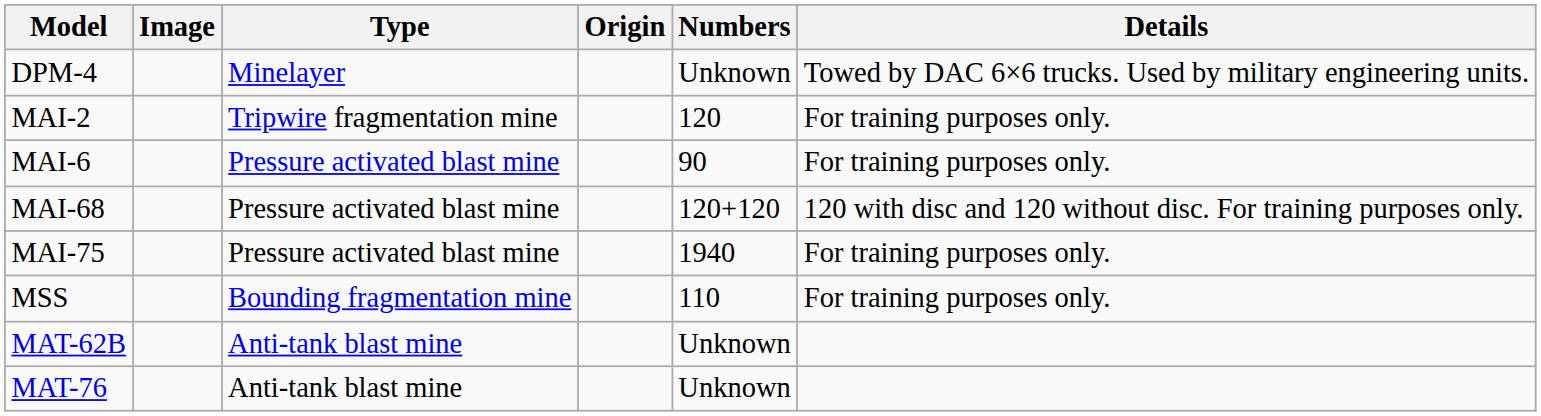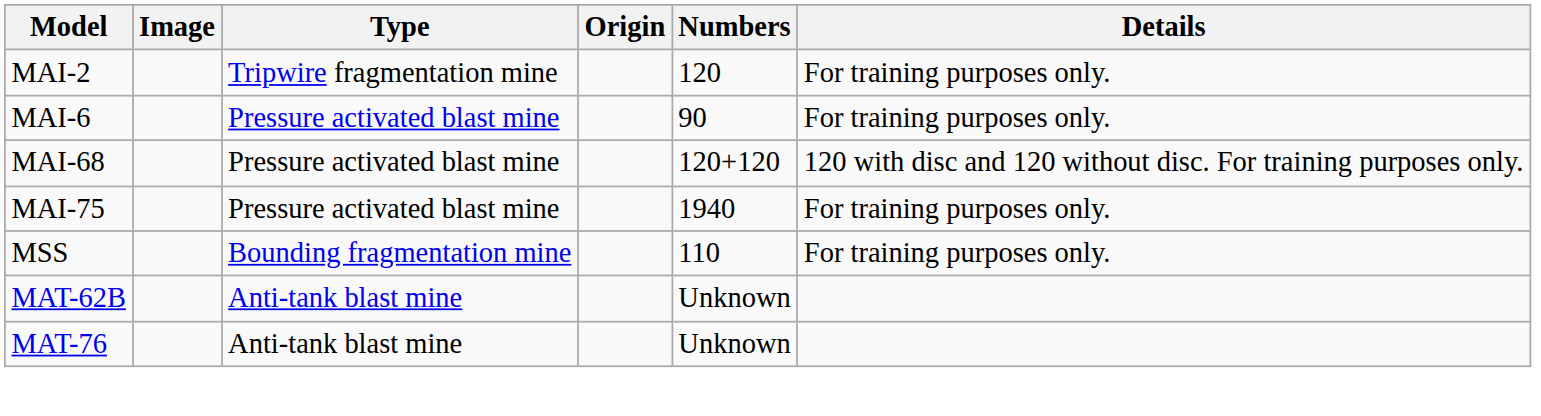- row: (54, 72)
